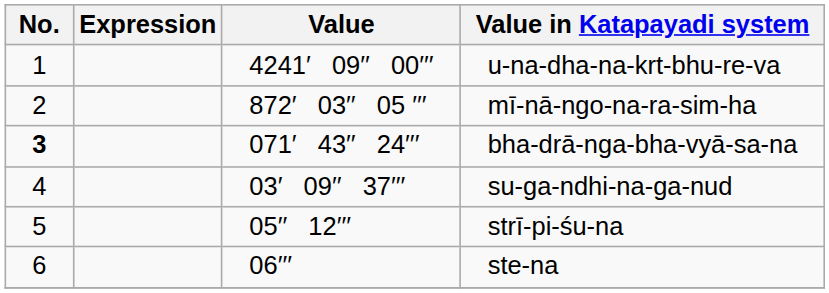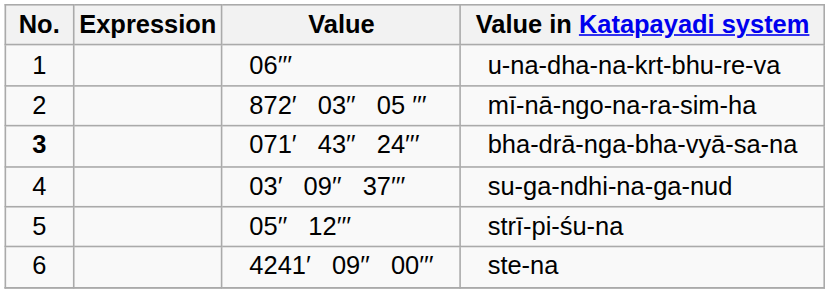(341, 65) 4241′ 09′′ 00′′′ -> (271, 65) 06′′′
(271, 266) 06′′′ -> (341, 266) 4241′ 09′′ 00′′′
